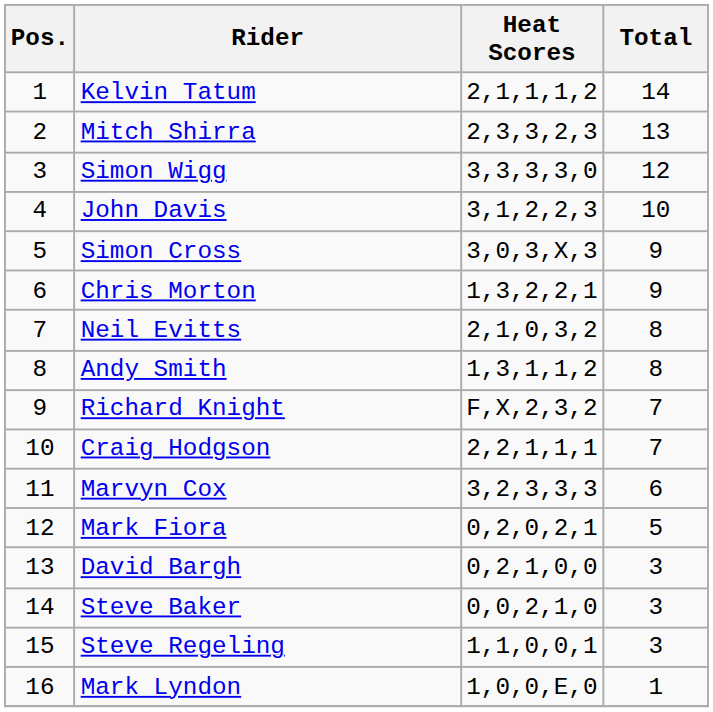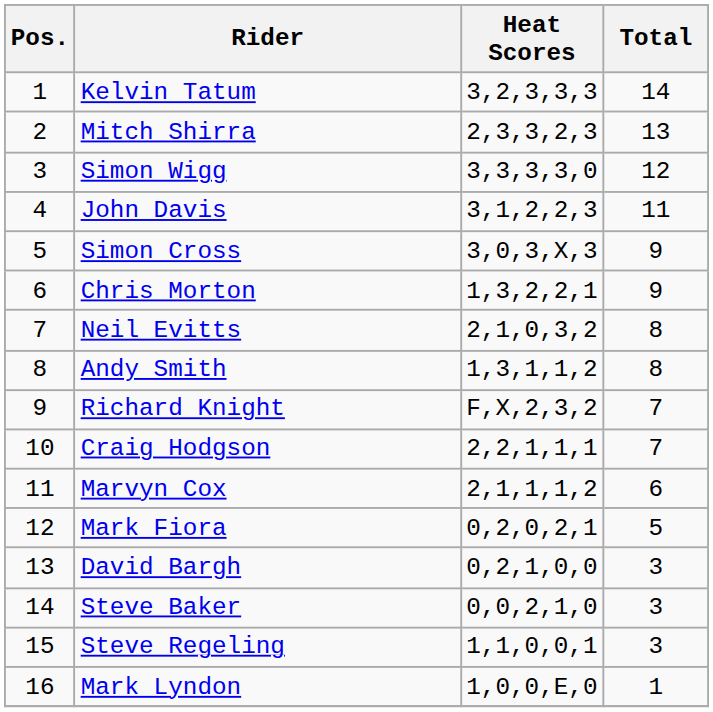(532, 92) 2,1,1,1,2 -> (532, 92) 3,2,3,3,3
(656, 211) 10 -> (656, 211) 11
(532, 489) 3,2,3,3,3 -> (532, 489) 2,1,1,1,2
